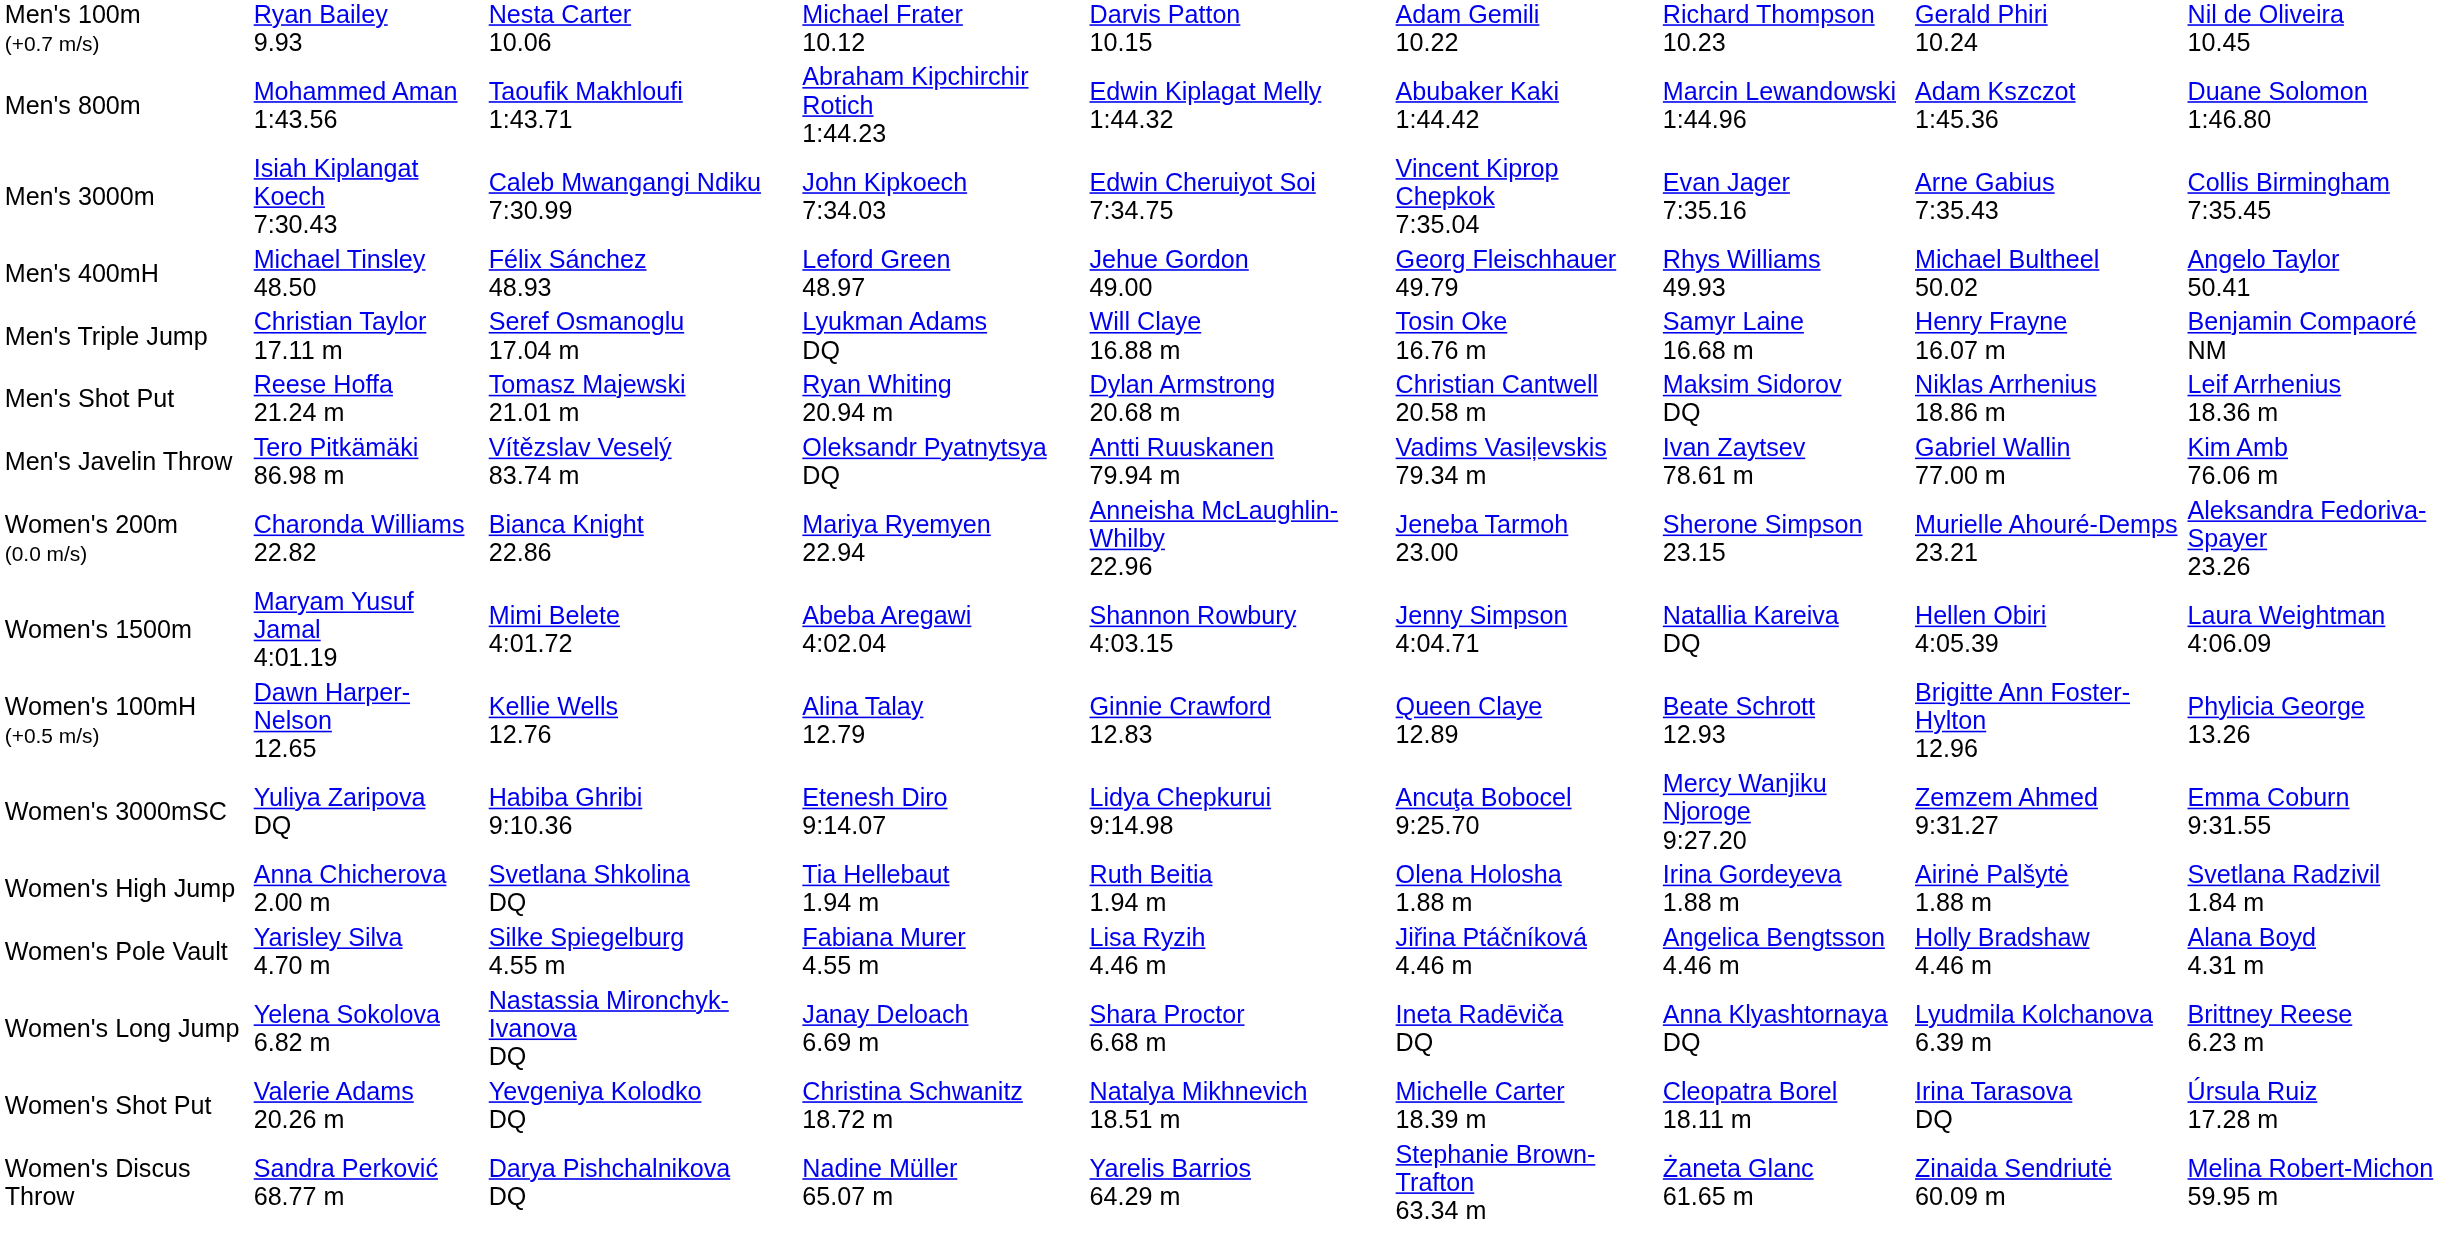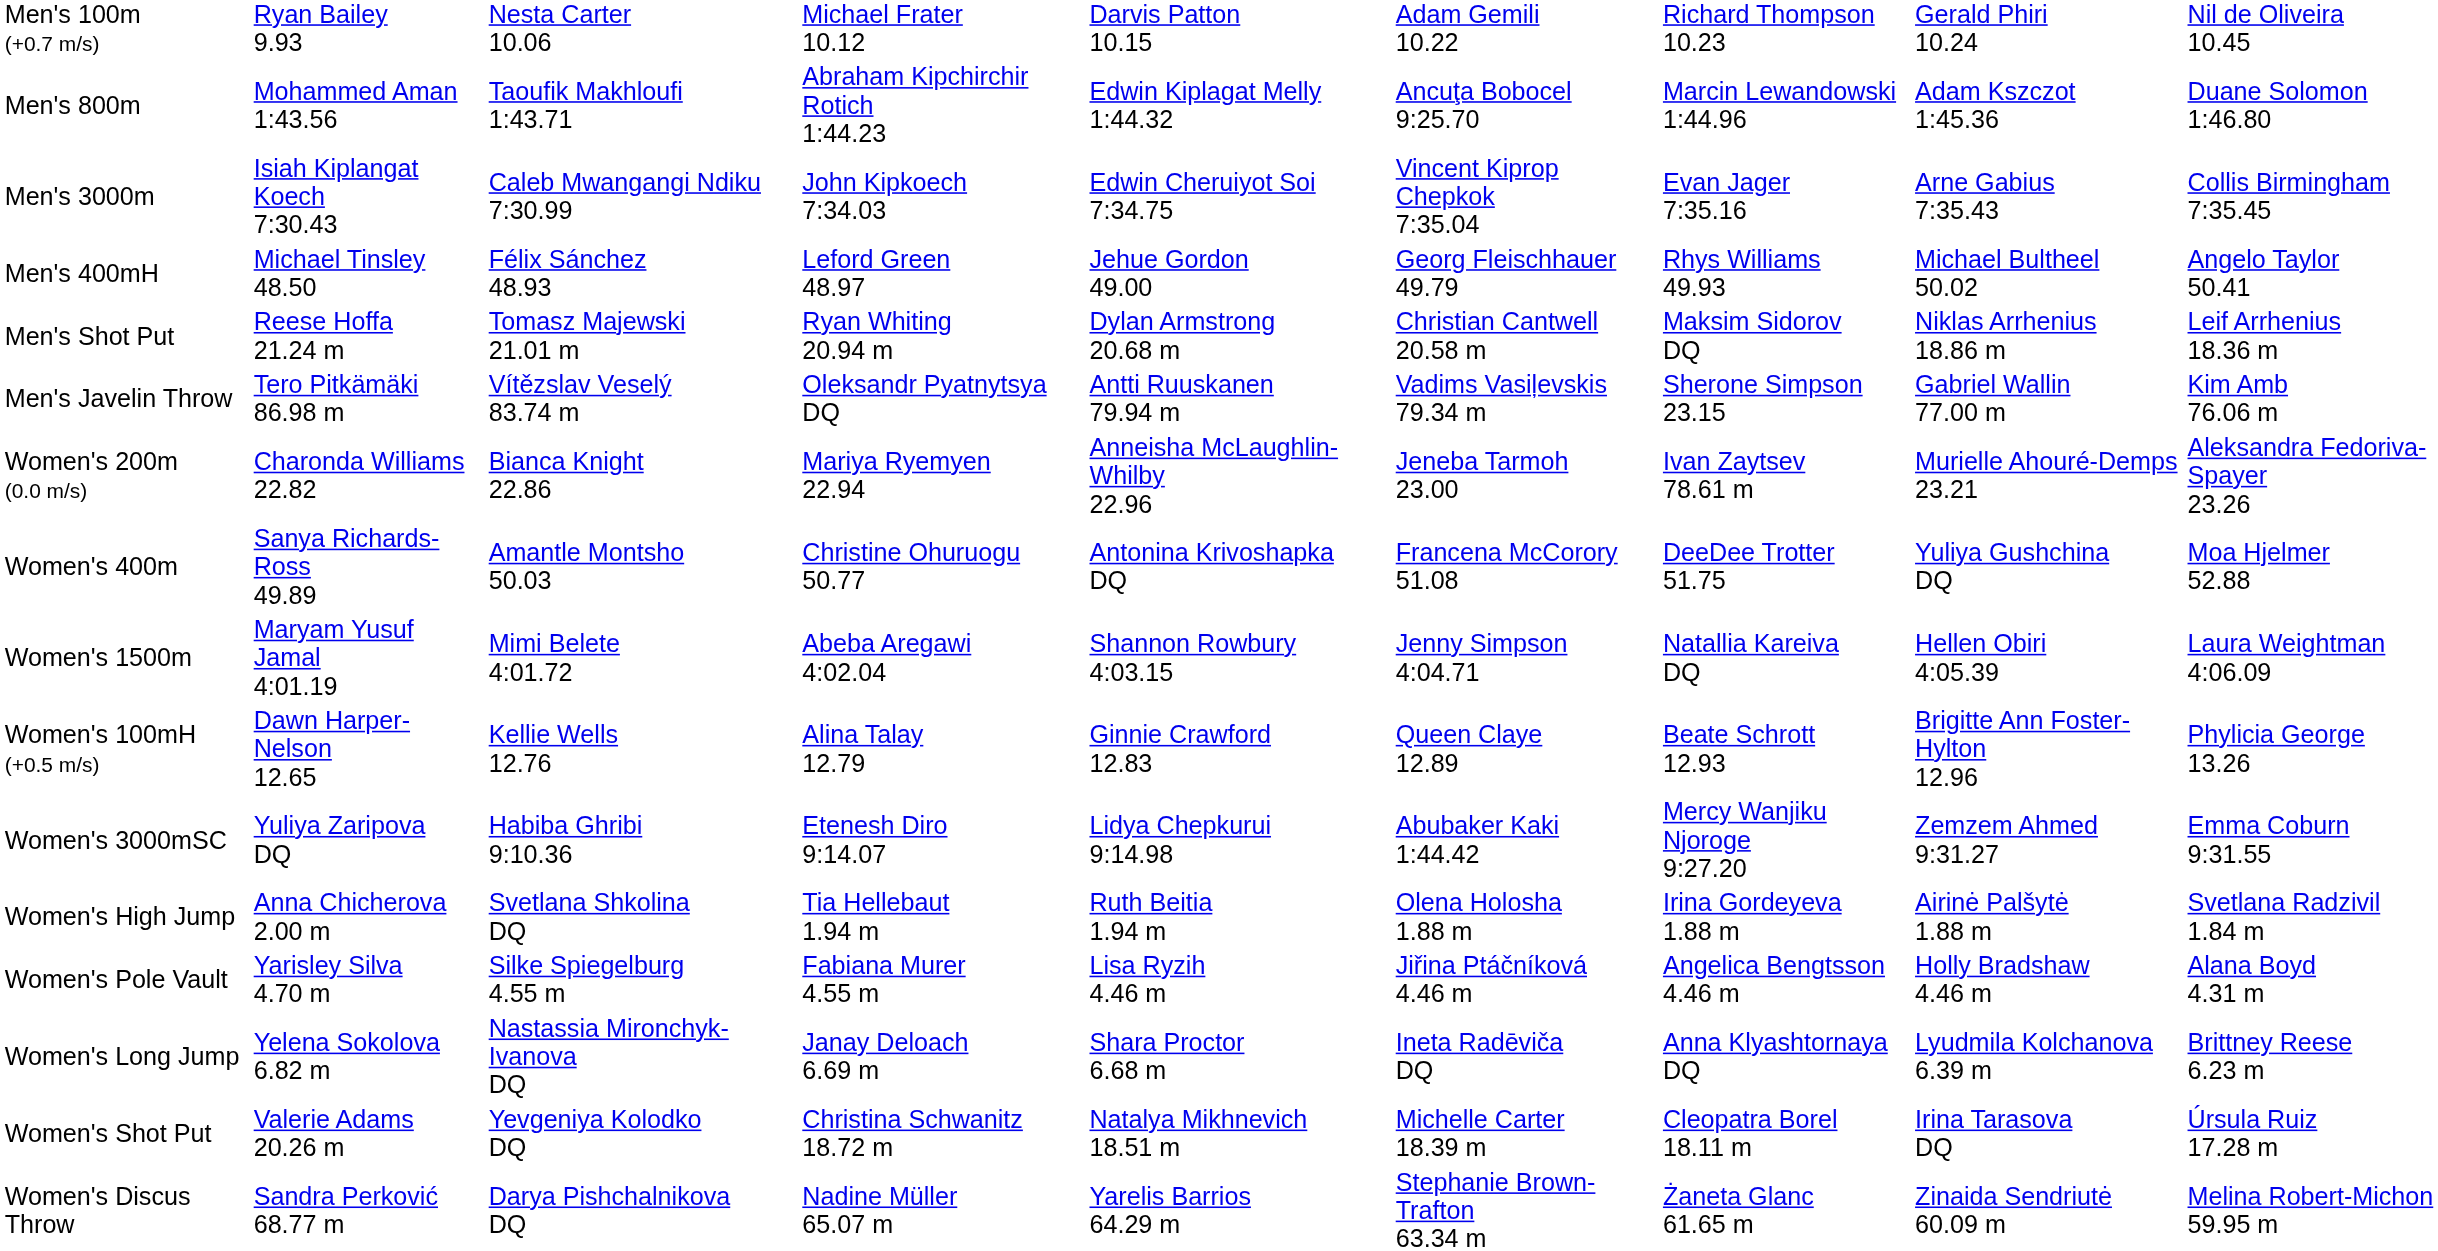(1477, 105) Abubaker Kaki 1:44.42 -> (1484, 105) Ancuţa Bobocel 9:25.70
- row: (106, 336)
(1734, 462) Ivan Zaytsev 78.61 m -> (1763, 399) Sherone Simpson 23.15
(1763, 538) Sherone Simpson 23.15 -> (1734, 476) Ivan Zaytsev 78.61 m
+ row: (91, 567)
(1484, 812) Ancuţa Bobocel 9:25.70 -> (1477, 840) Abubaker Kaki 1:44.42
